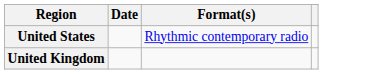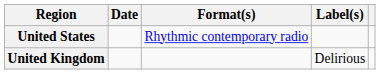+ column: (340, 15)
